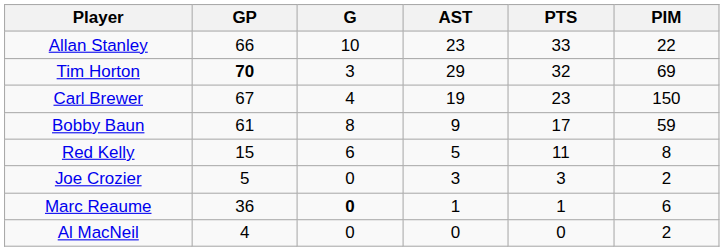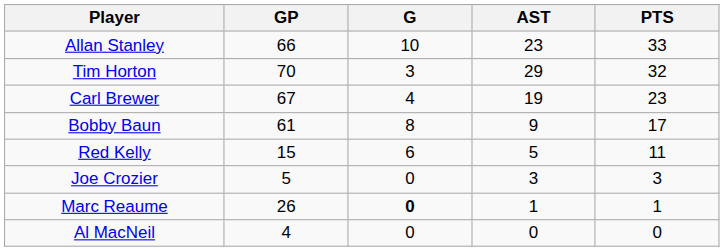- column: (666, 17)
(245, 71) bold -> (286, 71) normal
(245, 206) 36 -> (286, 206) 26
